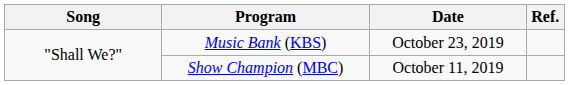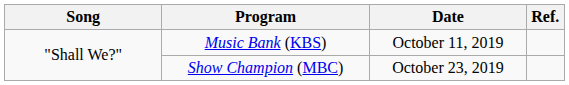(448, 42) October 23, 2019 -> (448, 42) October 11, 2019
(448, 67) October 11, 2019 -> (448, 67) October 23, 2019
